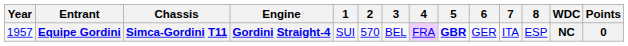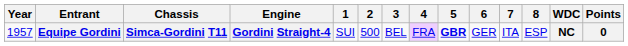(370, 32) 570 -> (370, 32) 500
